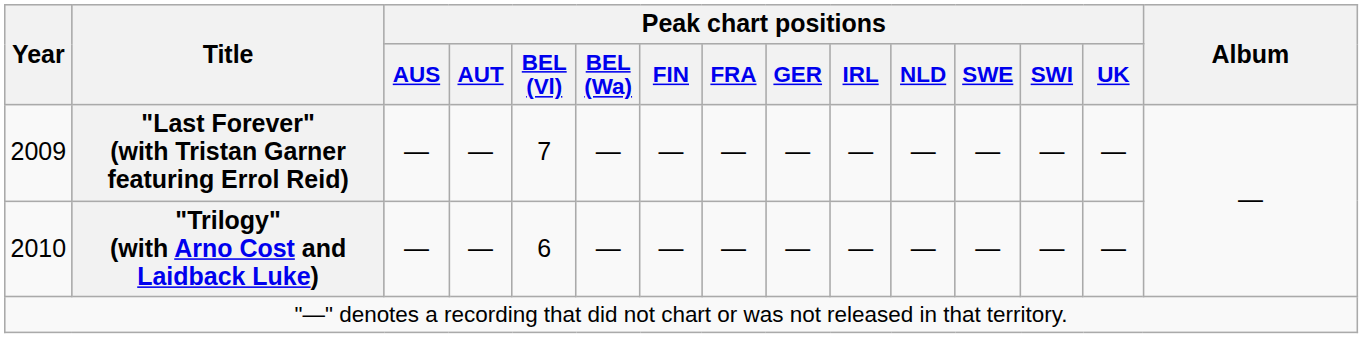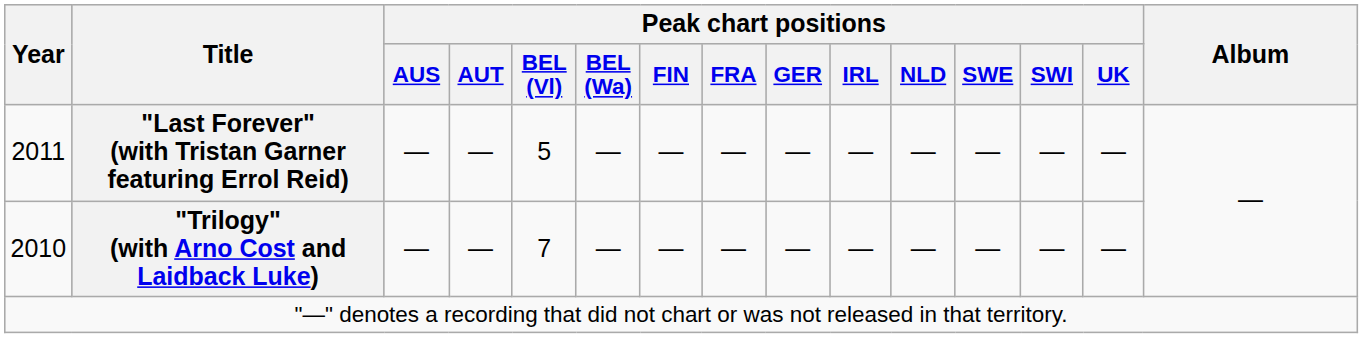(38, 152) 2009 -> (38, 152) 2011
(544, 152) 7 -> (544, 152) 5
(544, 248) 6 -> (544, 248) 7
